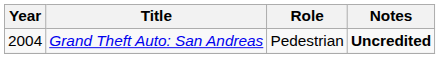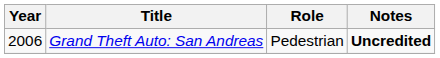(25, 41) 2004 -> (25, 41) 2006
